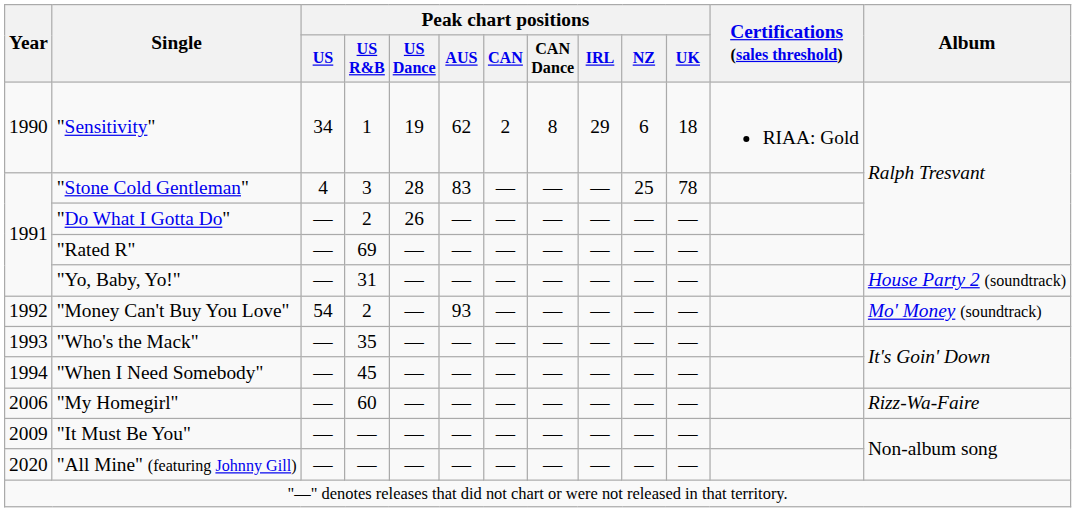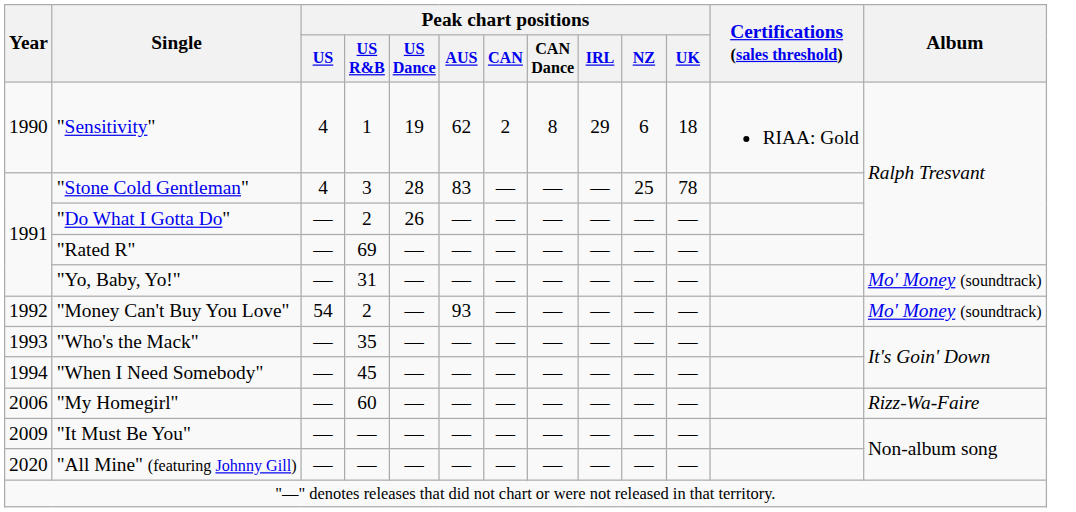(323, 127) 34 -> (323, 127) 4
(967, 280) House Party 2 (soundtrack) -> (955, 280) Mo' Money (soundtrack)
